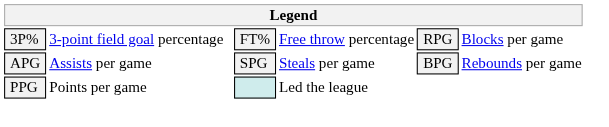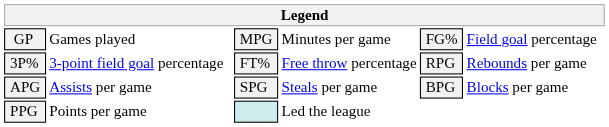+ row: (20, 39)
(512, 39) Blocks per game -> (527, 63) Rebounds per game
(522, 63) Rebounds per game -> (517, 87) Blocks per game
